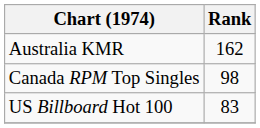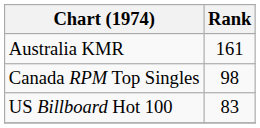(230, 48) 162 -> (230, 48) 161
